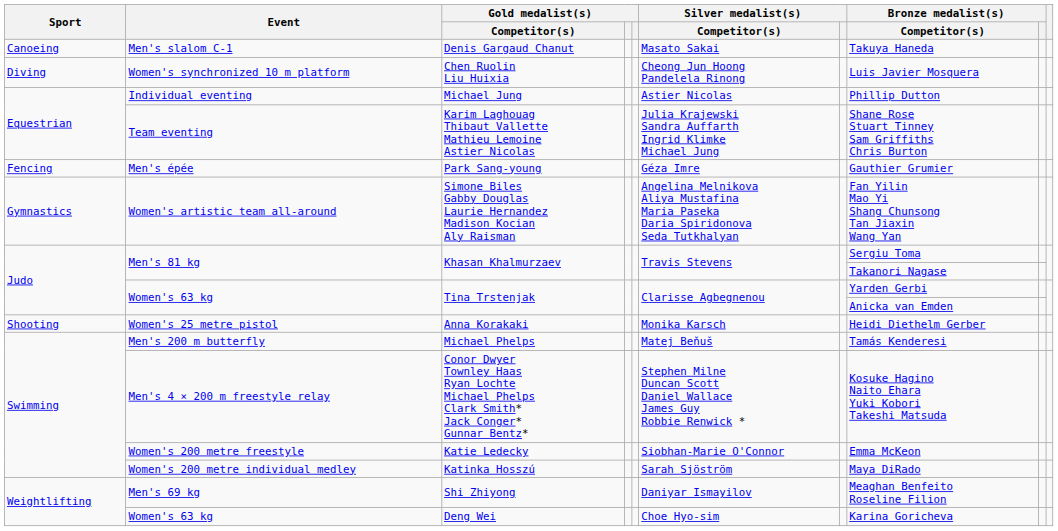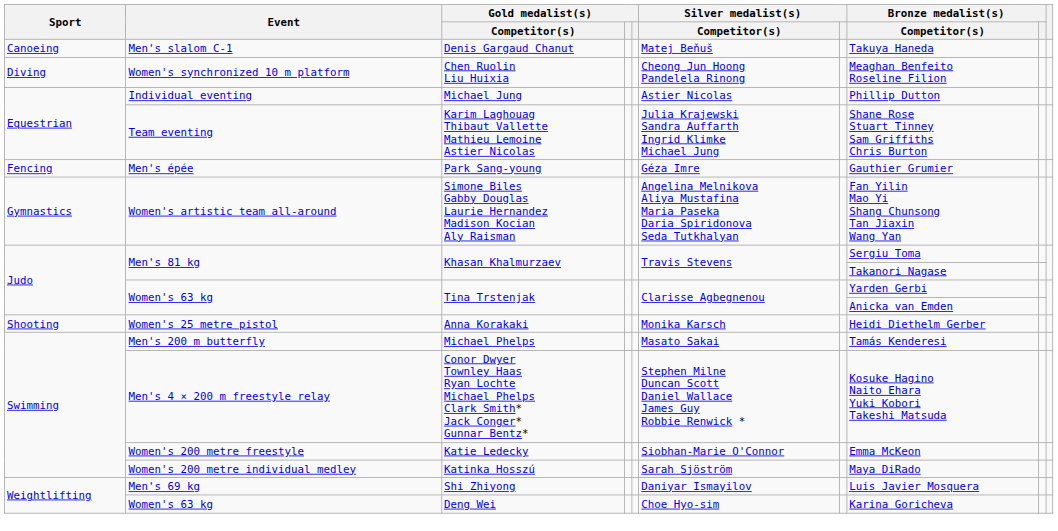(680, 48) Masato Sakai -> (677, 48) Matej Beňuš
(914, 72) Luis Javier Mosquera -> (901, 72) Meaghan Benfeito Roseline Filion
(677, 341) Matej Beňuš -> (680, 341) Masato Sakai
(901, 493) Meaghan Benfeito Roseline Filion -> (914, 486) Luis Javier Mosquera
